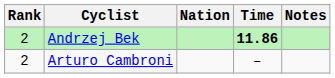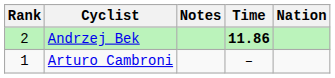columns swapped: (205, 16) <-> (306, 16)
(25, 61) 2 -> (25, 61) 1
